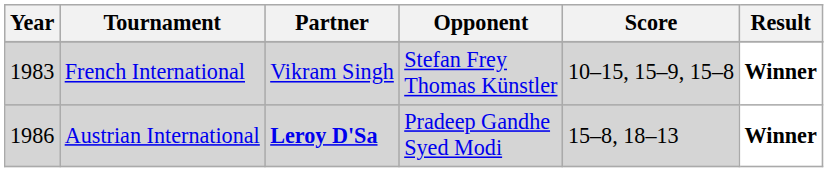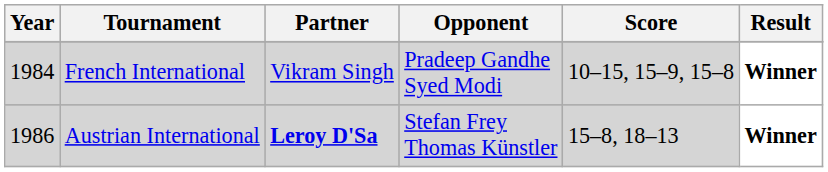(32, 72) 1983 -> (32, 72) 1984
(481, 72) Stefan Frey Thomas Künstler -> (477, 72) Pradeep Gandhe Syed Modi
(477, 135) Pradeep Gandhe Syed Modi -> (481, 135) Stefan Frey Thomas Künstler
